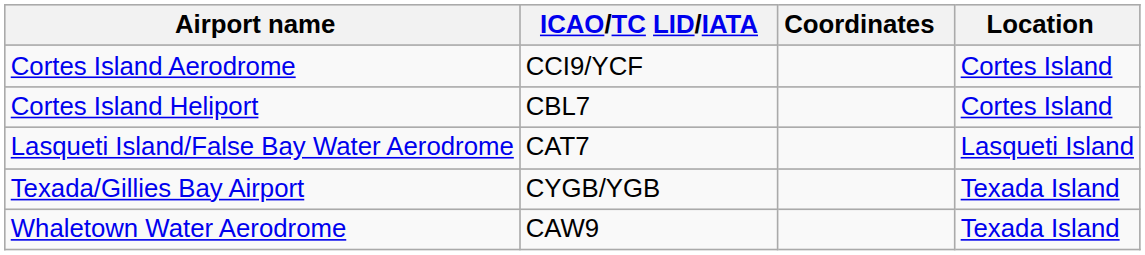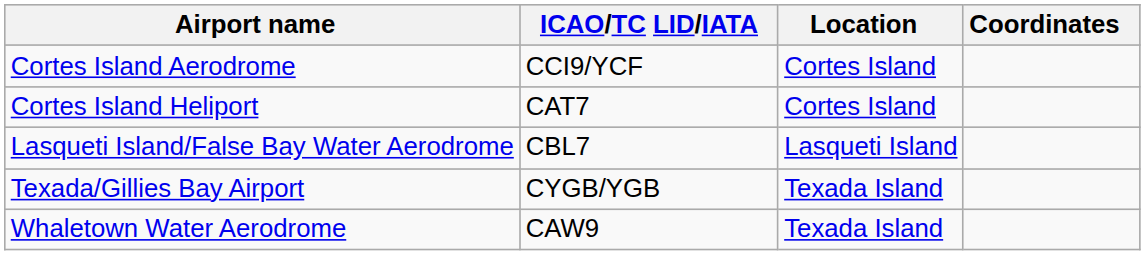columns swapped: (1047, 24) <-> (866, 24)
(558, 106) CBL7 -> (558, 106) CAT7
(558, 147) CAT7 -> (558, 147) CBL7
